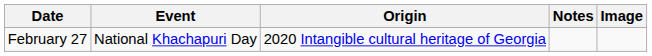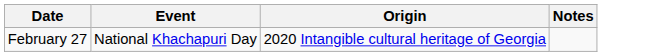- column: (622, 16)
